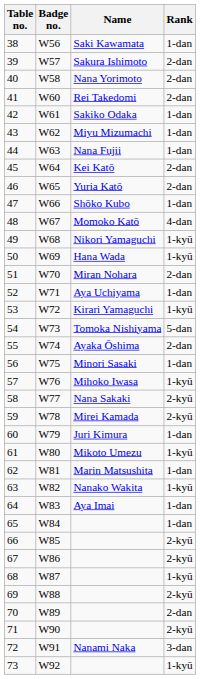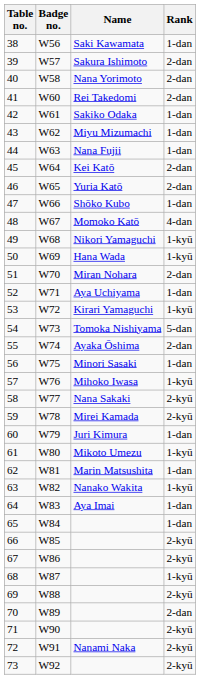(179, 647) 3-dan -> (180, 647) 2-kyū
(180, 665) 1-kyū -> (180, 665) 2-kyū
